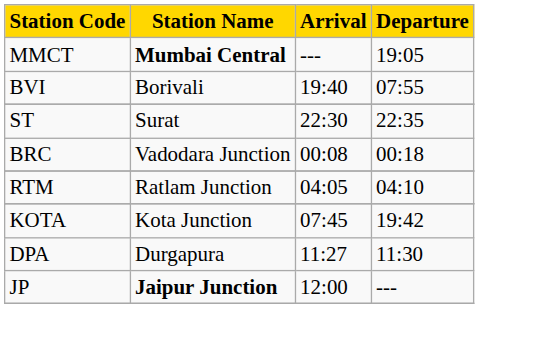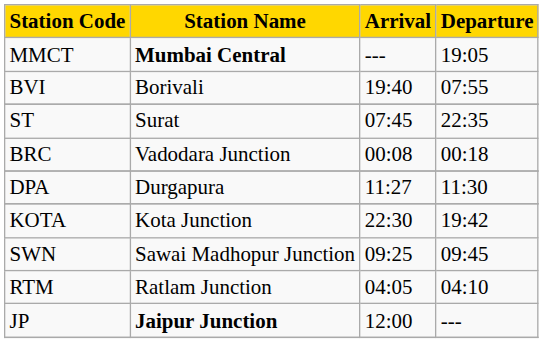(324, 120) 22:30 -> (389, 120) 07:45
rows swapped: (32, 187) <-> (29, 253)
(324, 220) 07:45 -> (389, 220) 22:30
+ row: (33, 253)
